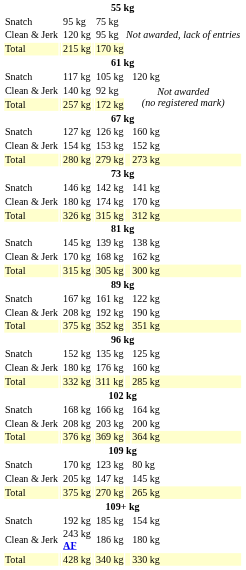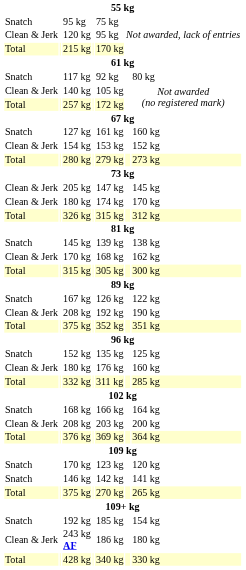(110, 77) 105 kg -> (107, 77) 92 kg
(146, 77) 120 kg -> (143, 77) 80 kg
(107, 90) 92 kg -> (110, 90) 105 kg
(110, 132) 126 kg -> (110, 132) 161 kg
rows swapped: (19, 187) <-> (31, 478)
(110, 298) 161 kg -> (110, 298) 126 kg
(143, 465) 80 kg -> (146, 465) 120 kg
